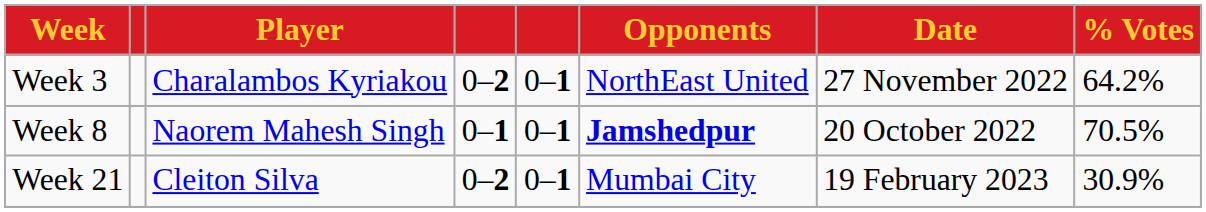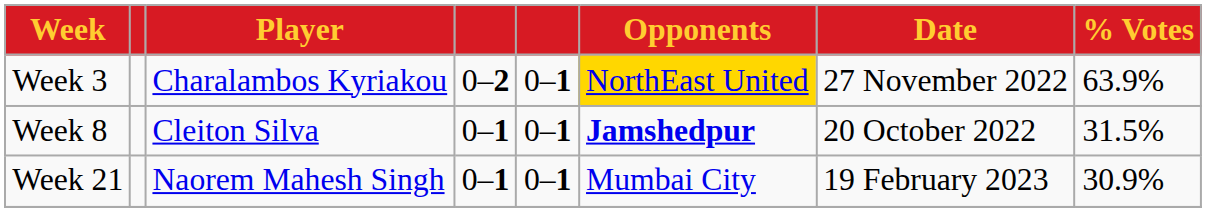(697, 79) no background -> (697, 79) gold background
(1123, 79) 64.2% -> (1123, 79) 63.9%
(298, 130) Naorem Mahesh Singh -> (236, 130) Cleiton Silva
(1123, 130) 70.5% -> (1123, 130) 31.5%
(236, 180) Cleiton Silva -> (298, 180) Naorem Mahesh Singh
(486, 180) 0–2 -> (486, 180) 0–1
